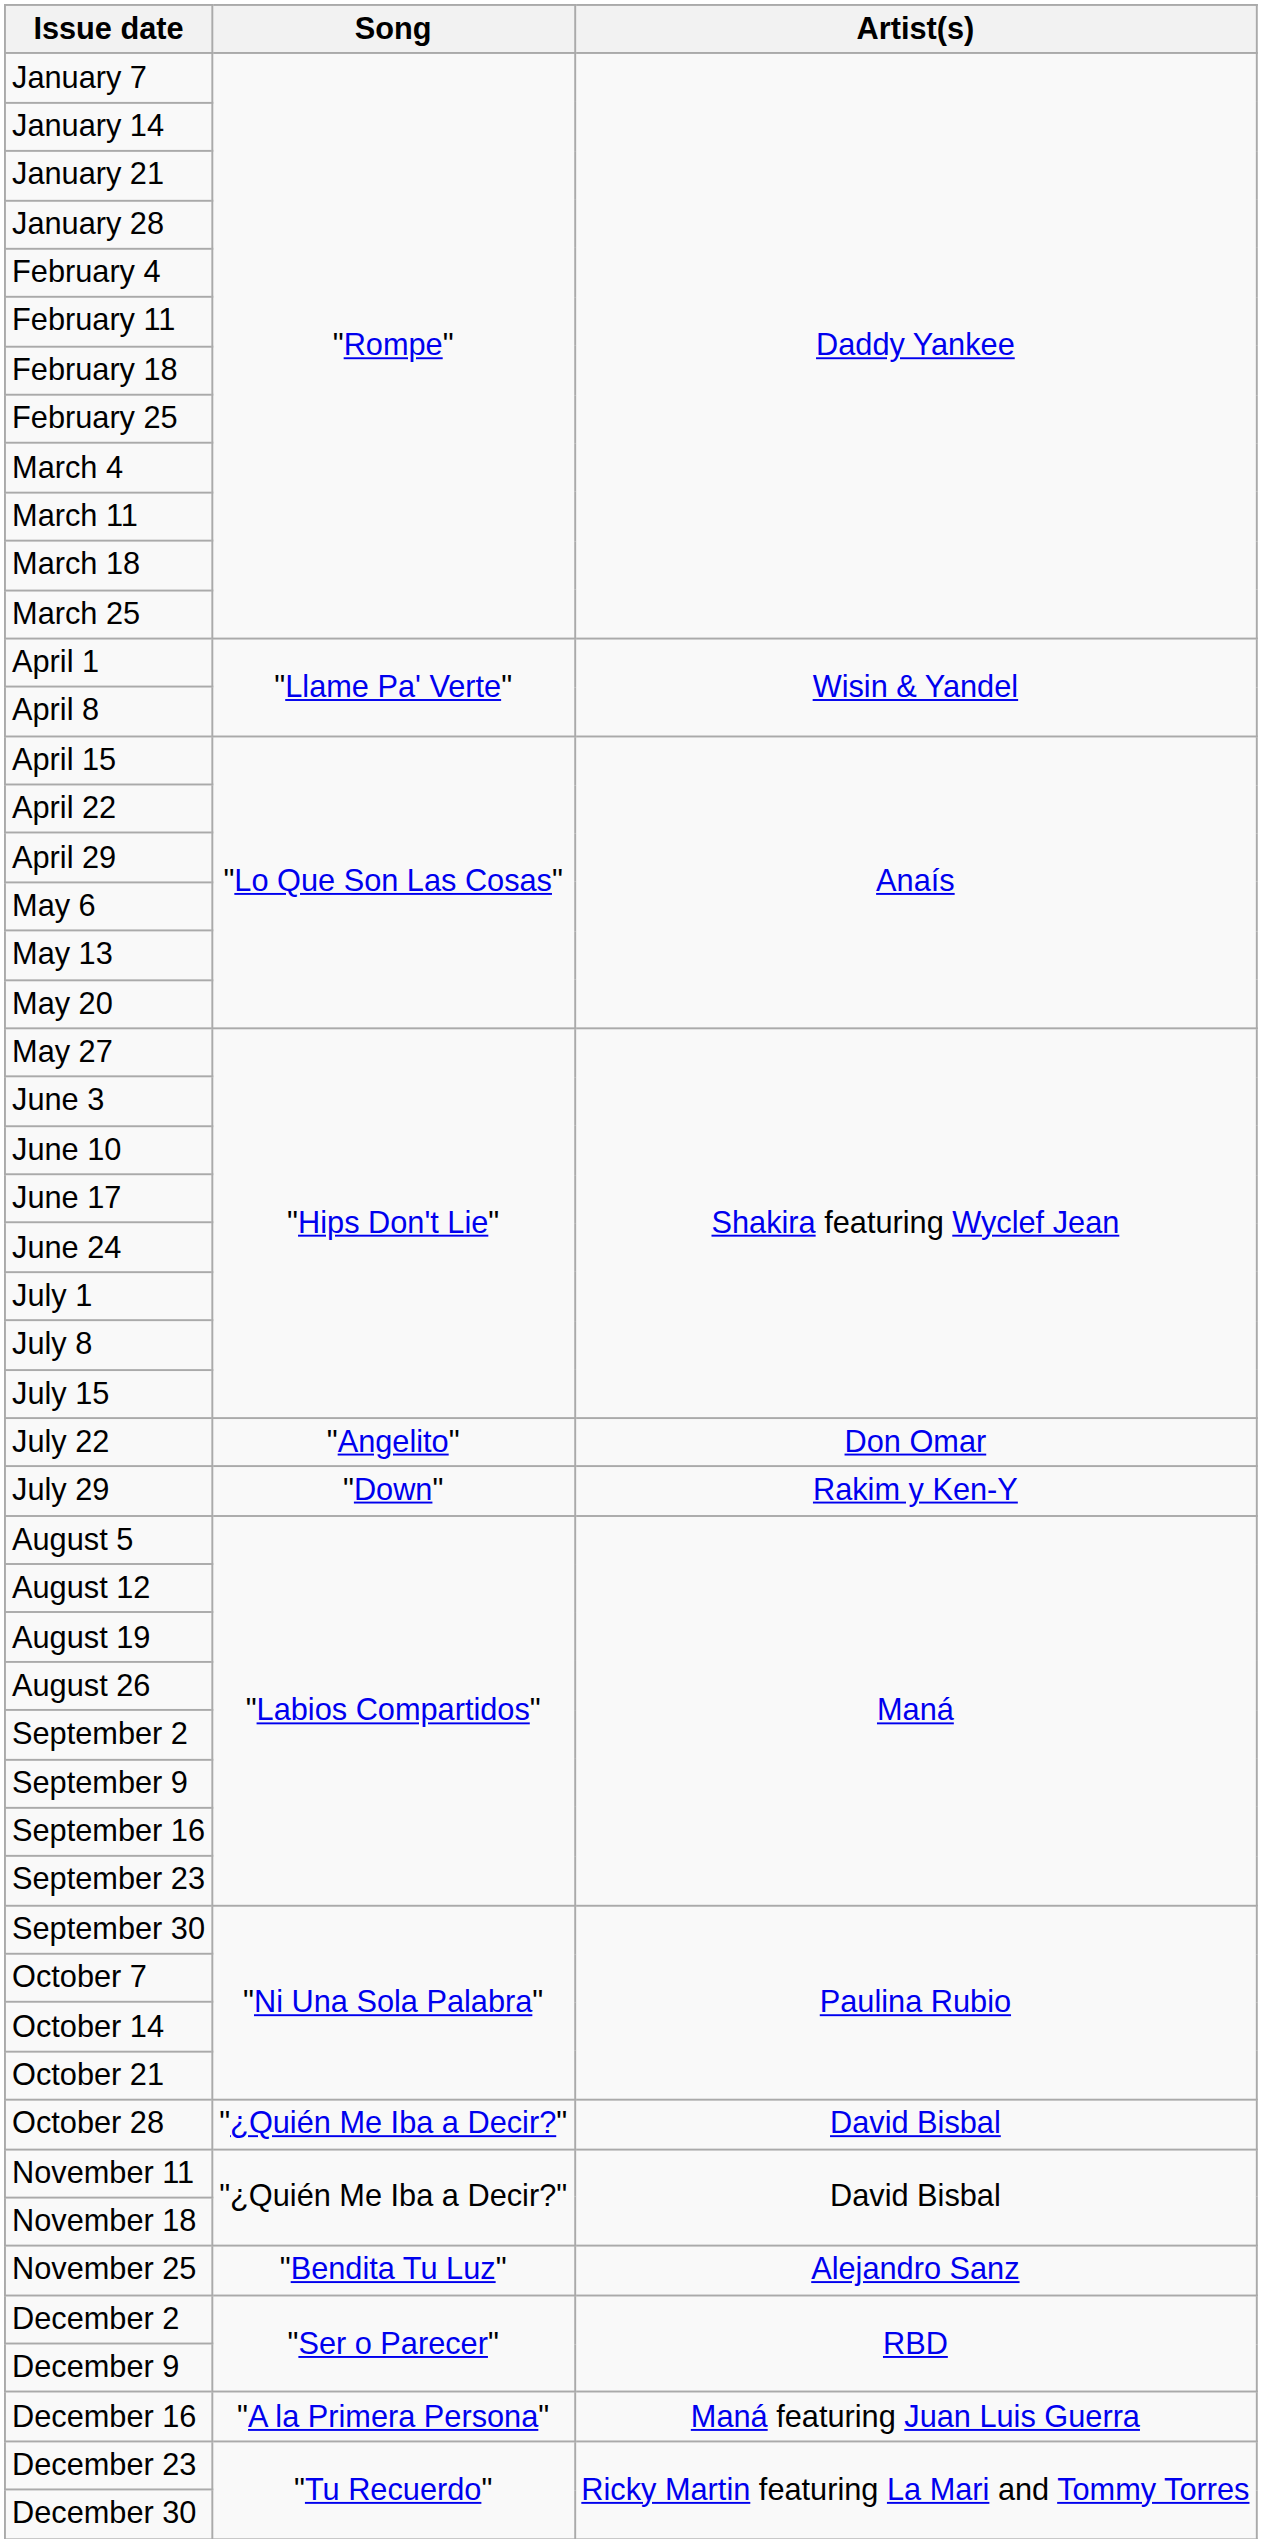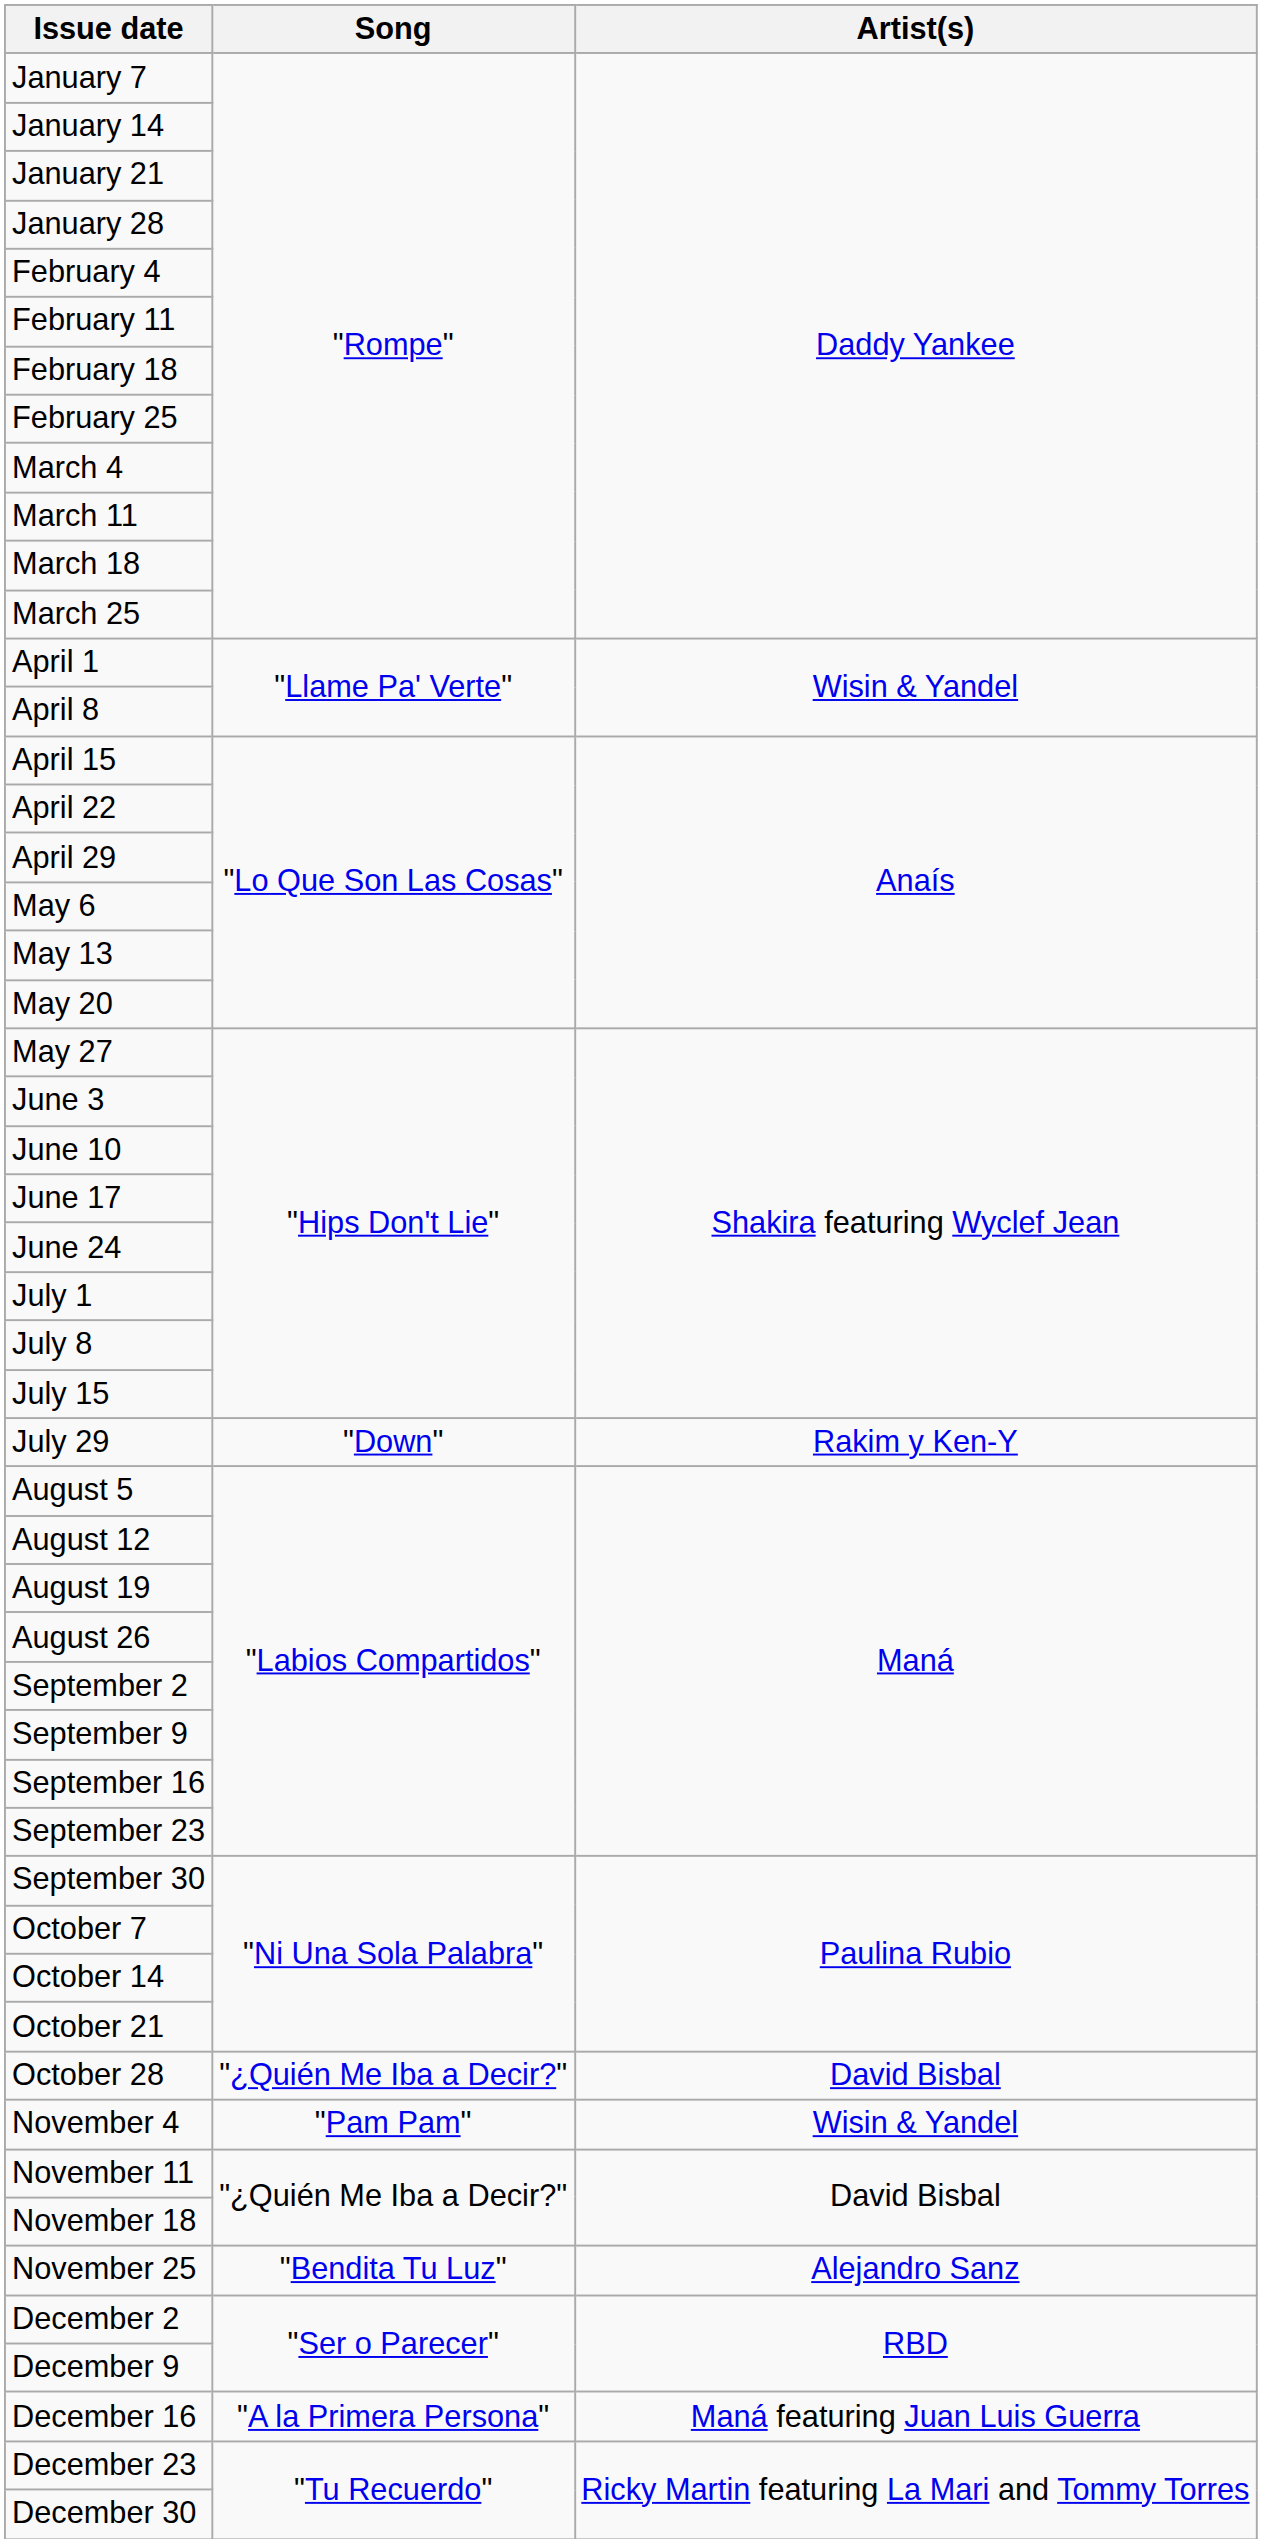- row: (61, 1441)
+ row: (96, 2123)
